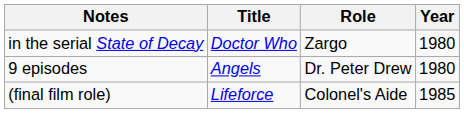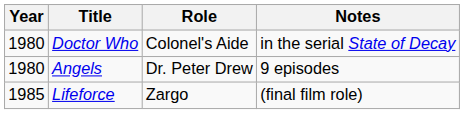columns swapped: (437, 17) <-> (106, 17)
(326, 43) Zargo -> (197, 43) Colonel's Aide
(356, 95) Colonel's Aide -> (167, 95) Zargo
